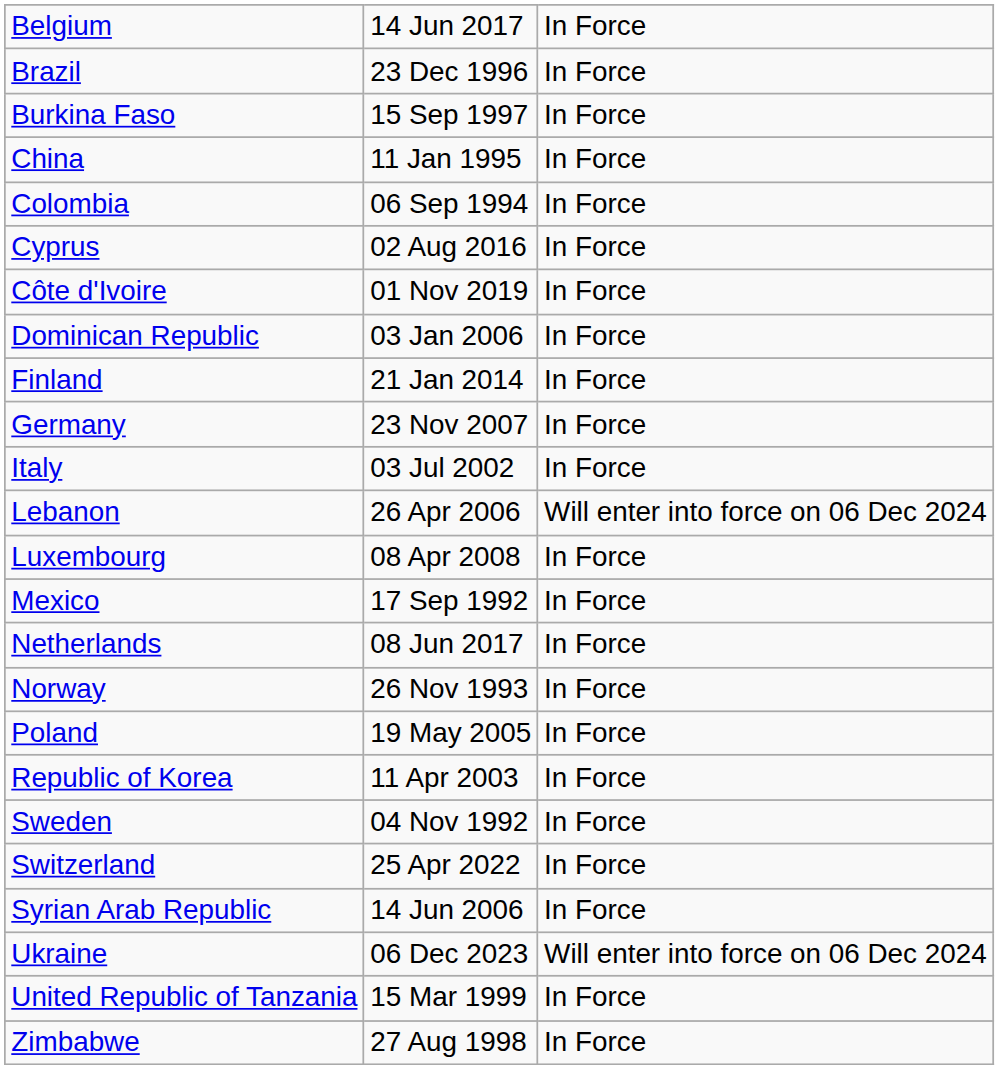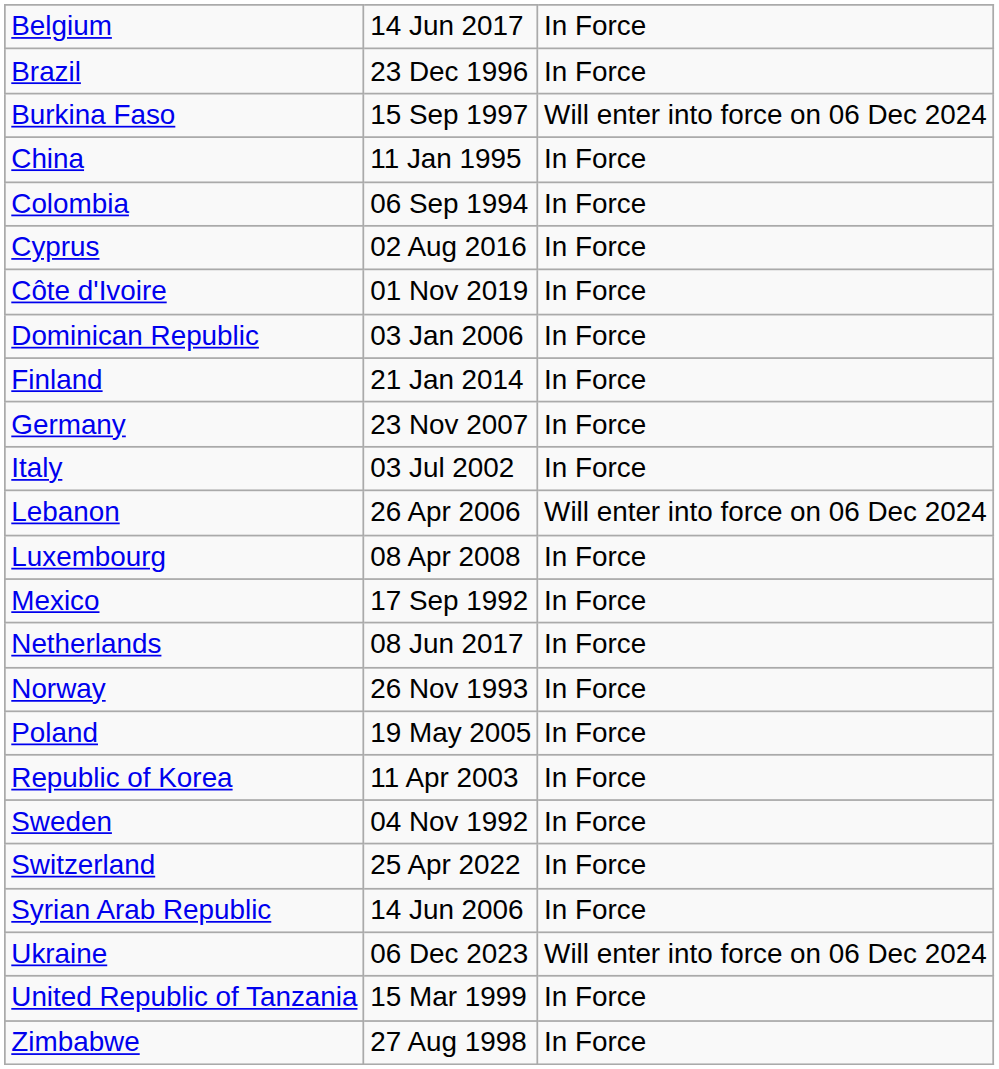(595, 114) In Force -> (765, 114) Will enter into force on 06 Dec 2024
